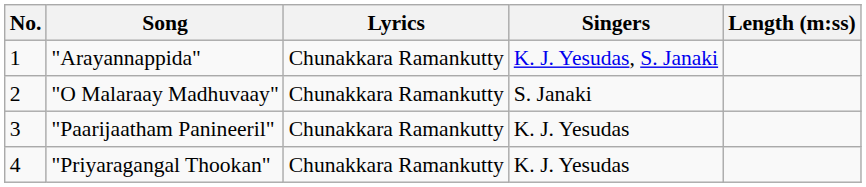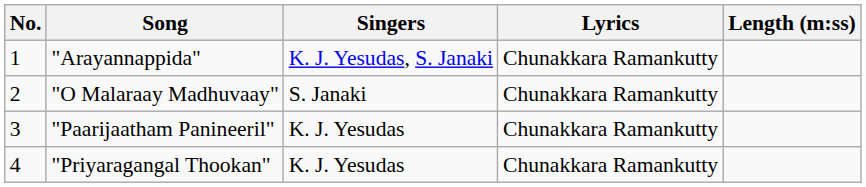columns swapped: (616, 22) <-> (396, 22)
